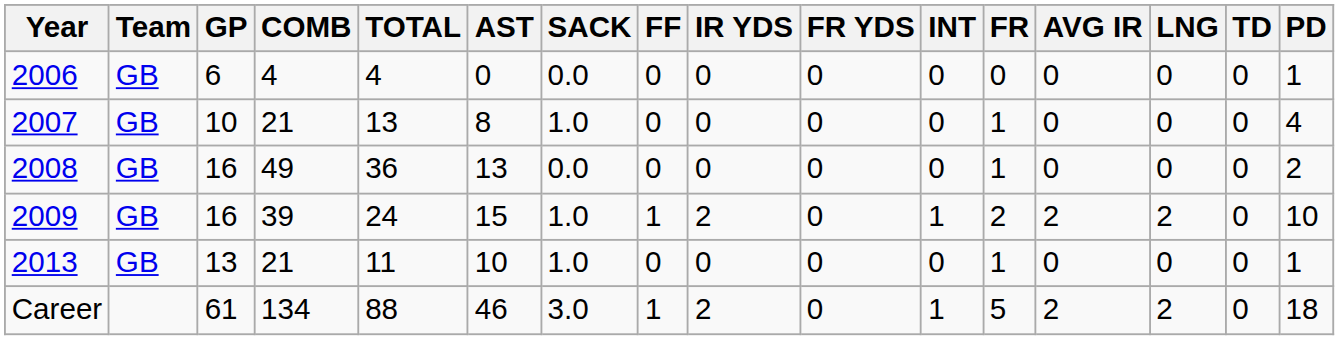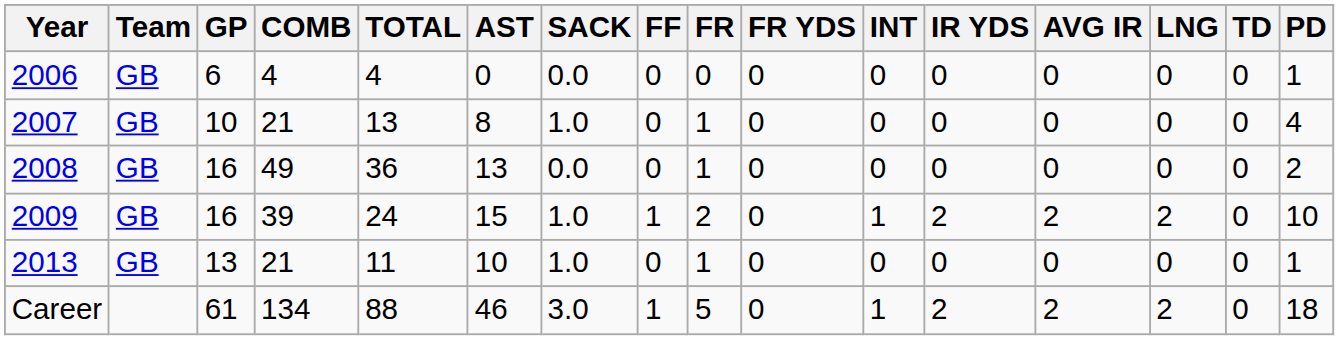columns swapped: (1009, 27) <-> (744, 27)
